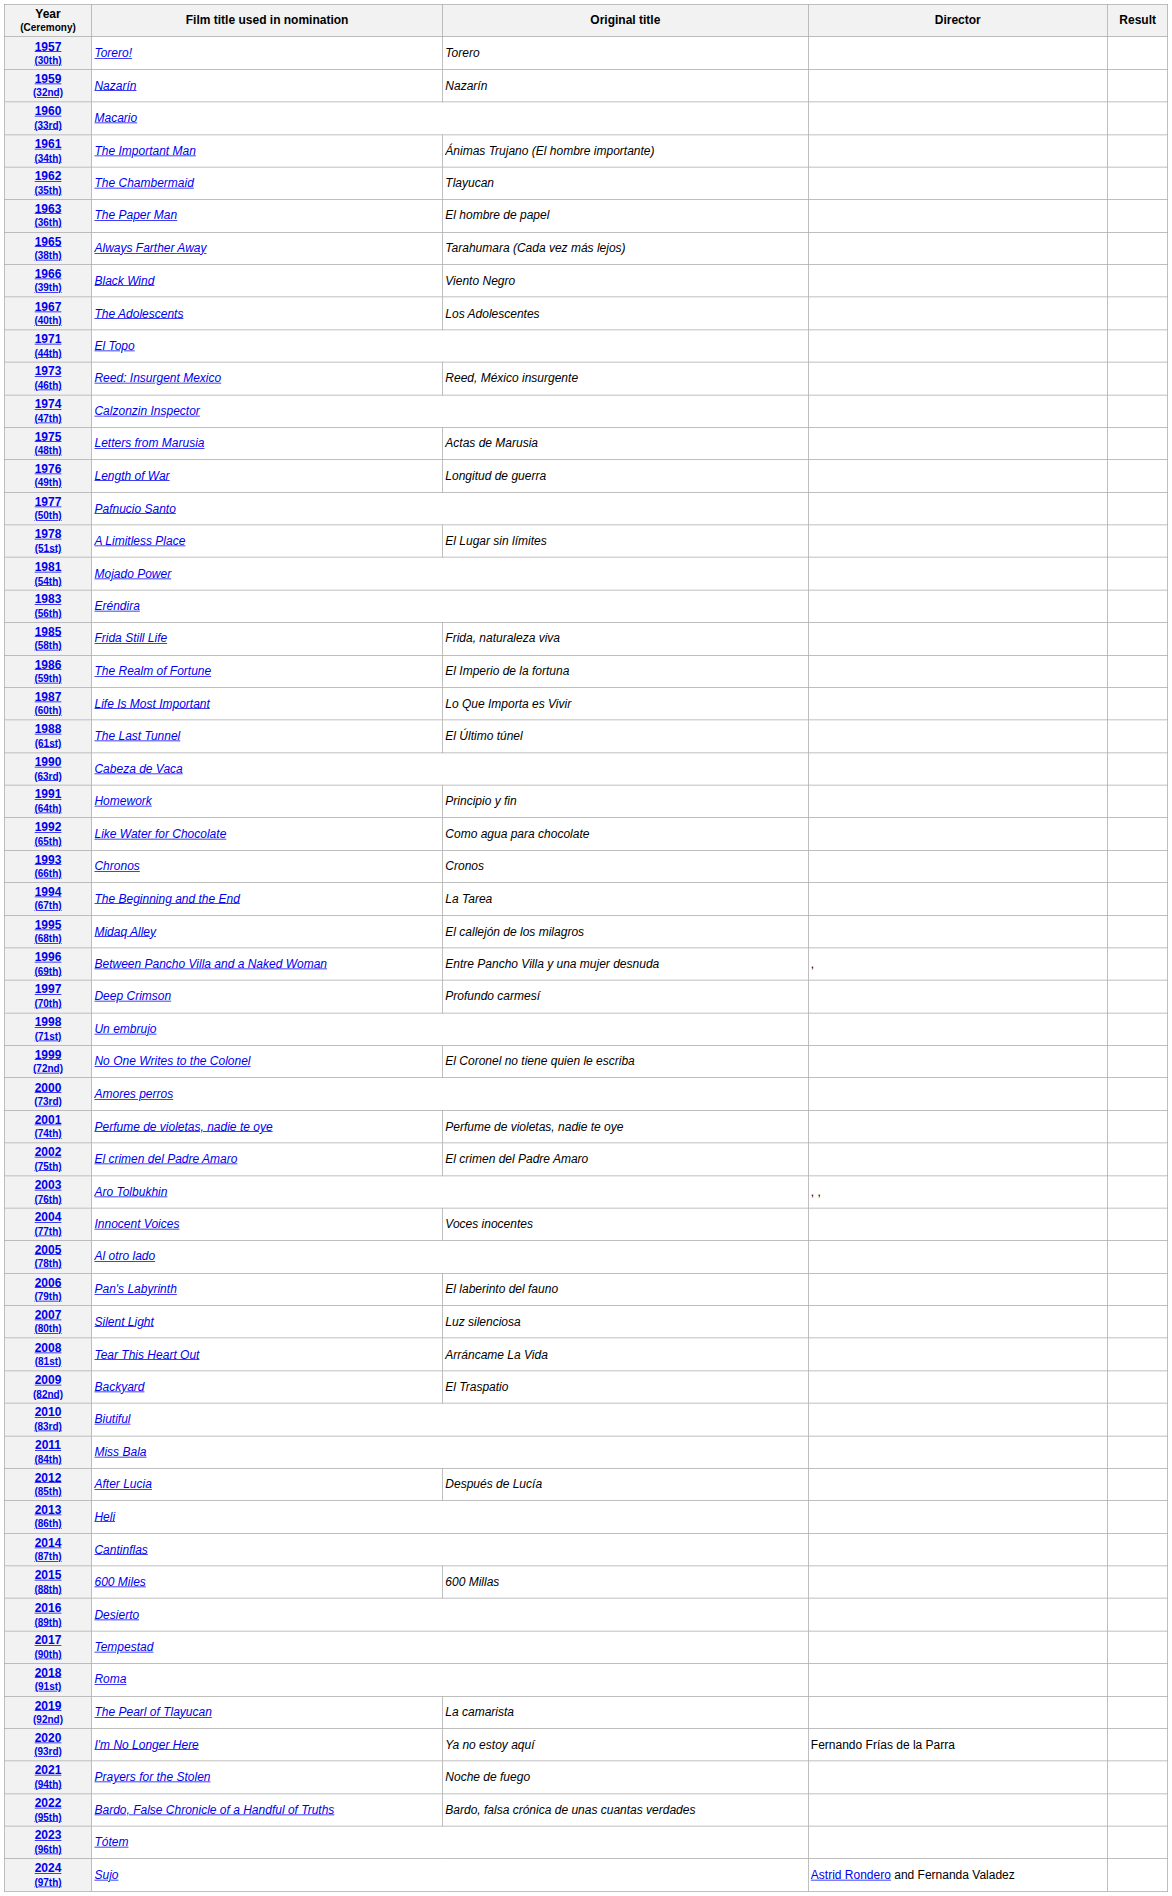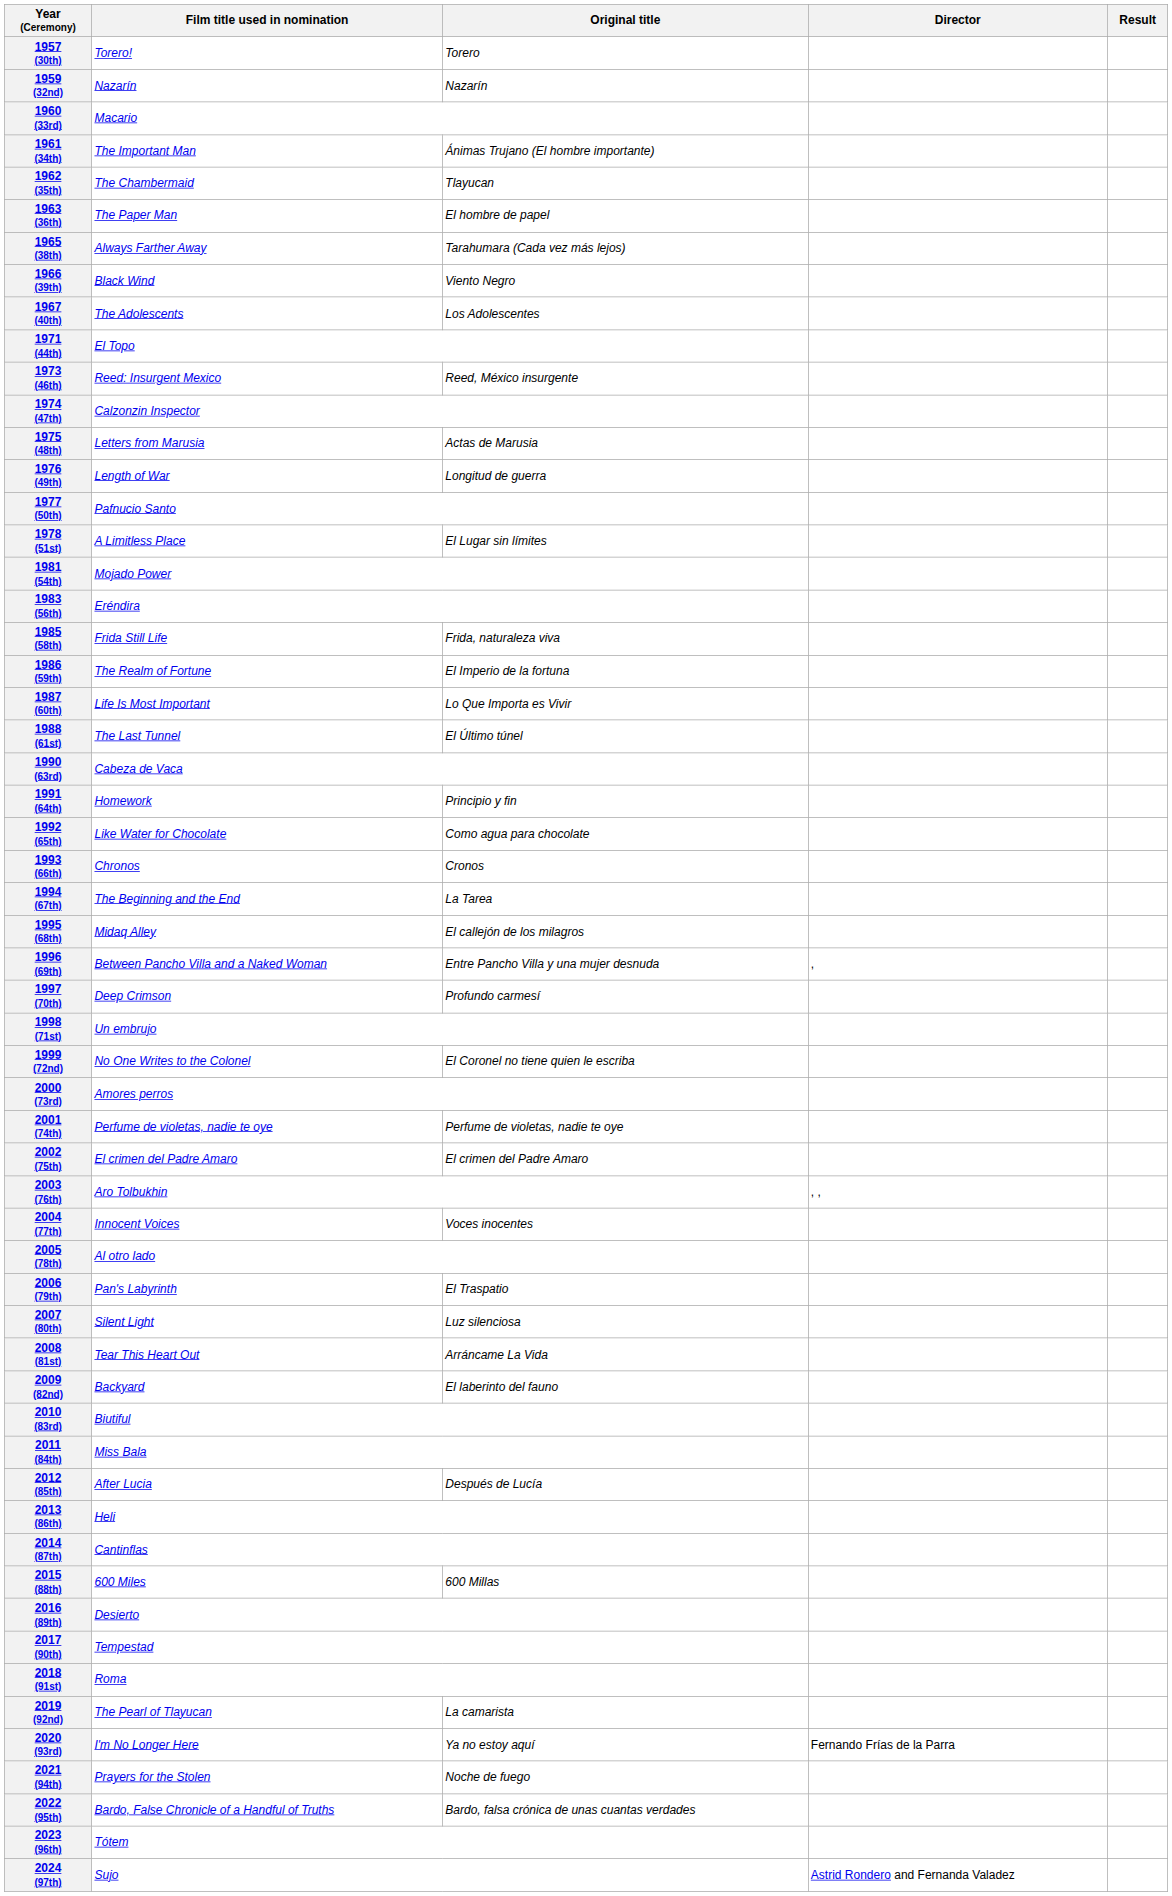(502, 1289) El laberinto del fauno -> (477, 1289) El Traspatio
(477, 1387) El Traspatio -> (502, 1387) El laberinto del fauno
